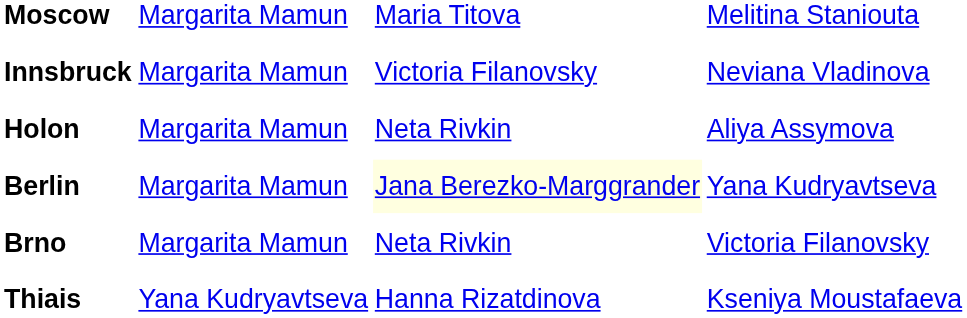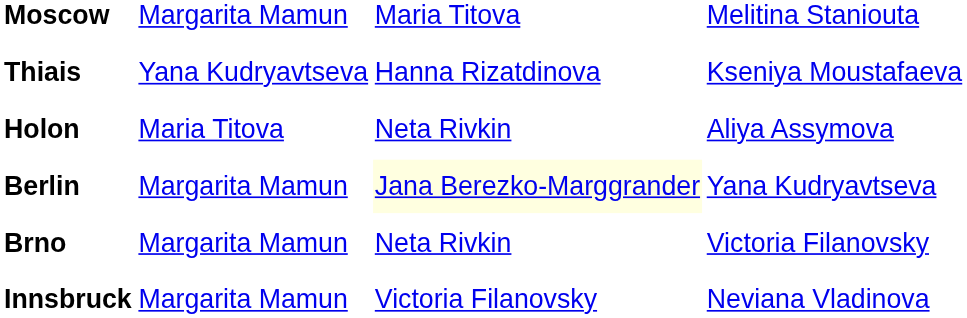rows swapped: (43, 299) <-> (68, 72)
(243, 129) Margarita Mamun -> (211, 129) Maria Titova
